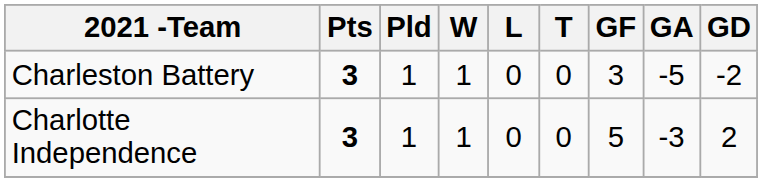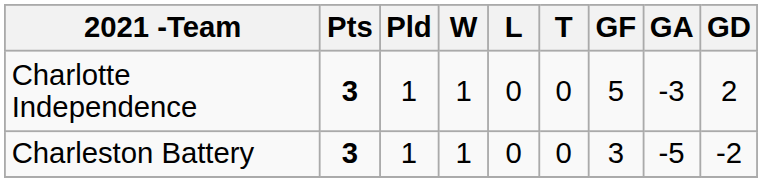rows swapped: (133, 74) <-> (104, 137)
